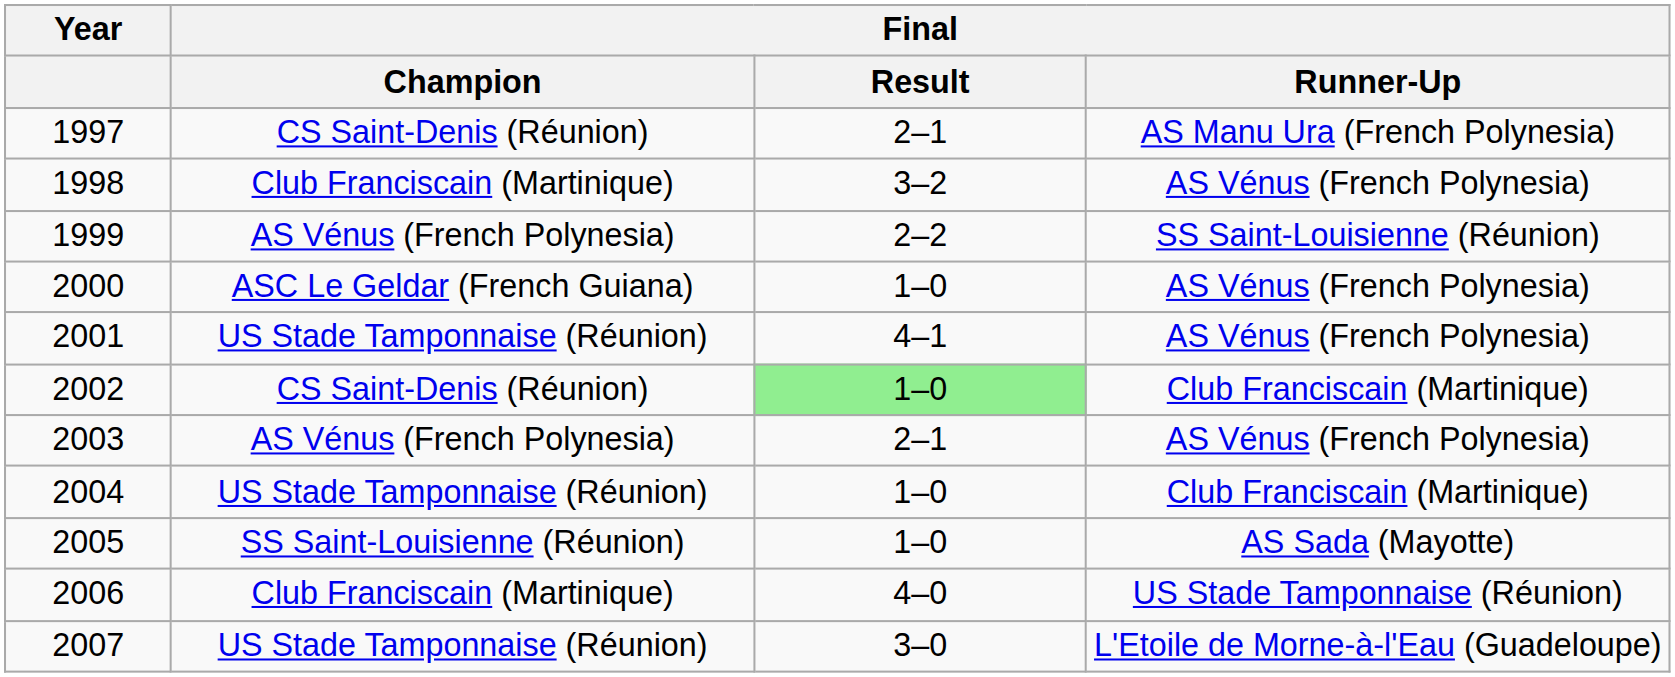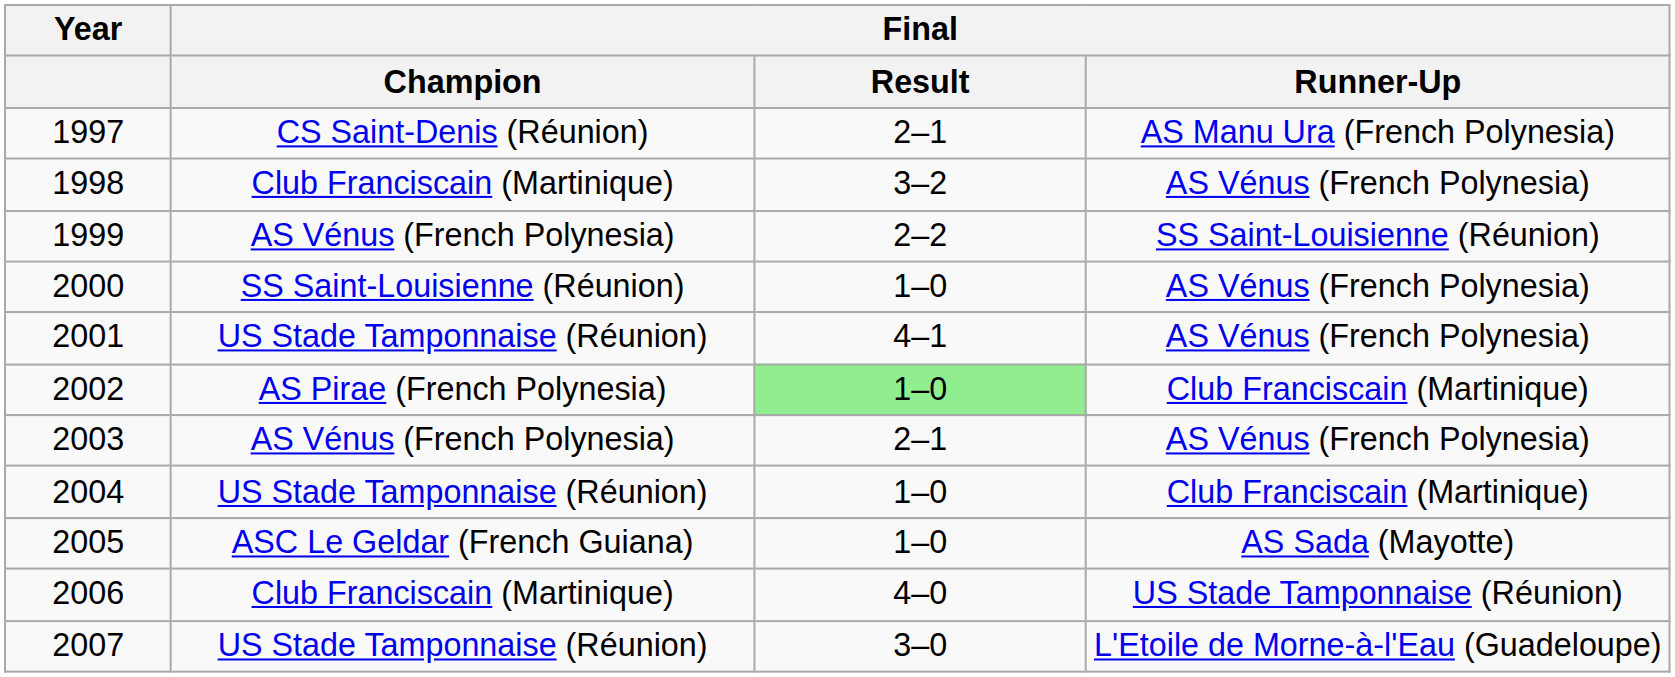(463, 286) ASC Le Geldar (French Guiana) -> (463, 286) SS Saint-Louisienne (Réunion)
(463, 388) CS Saint-Denis (Réunion) -> (463, 388) AS Pirae (French Polynesia)
(463, 542) SS Saint-Louisienne (Réunion) -> (463, 542) ASC Le Geldar (French Guiana)
